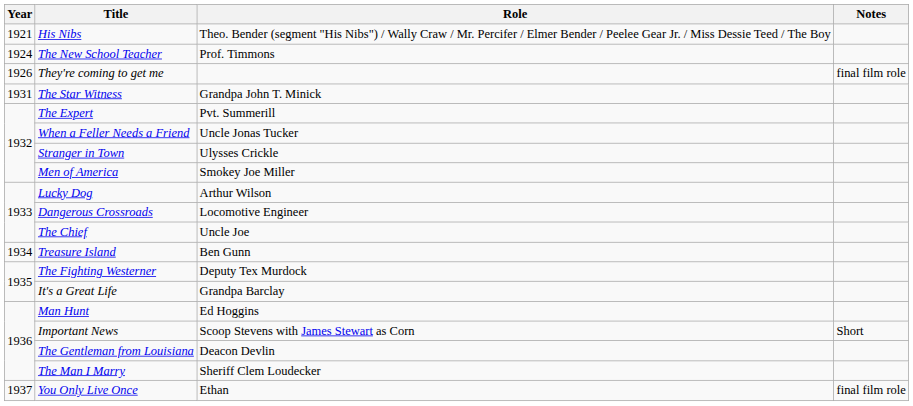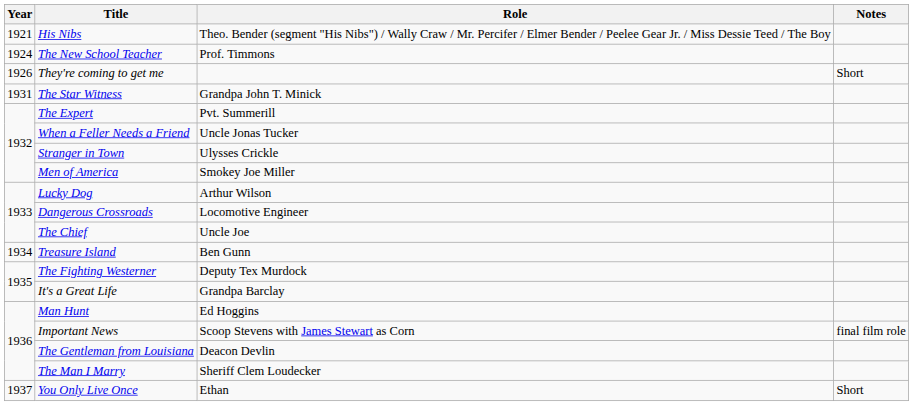(871, 73) final film role -> (850, 73) Short
(850, 331) Short -> (871, 331) final film role
(871, 390) final film role -> (850, 390) Short
